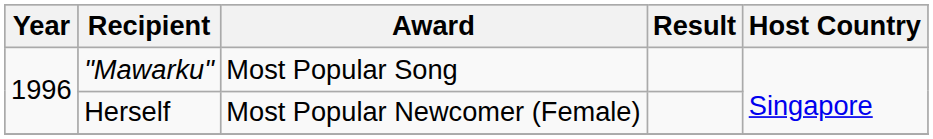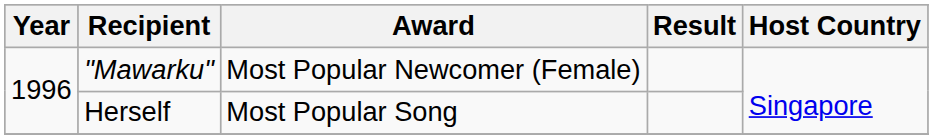(342, 69) Most Popular Song -> (433, 69) Most Popular Newcomer (Female)
(433, 112) Most Popular Newcomer (Female) -> (342, 112) Most Popular Song
